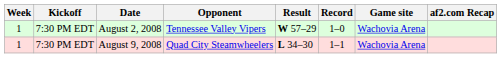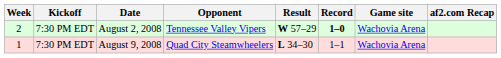(19, 28) 1 -> (19, 28) 2
(337, 28) normal -> (337, 28) bold
